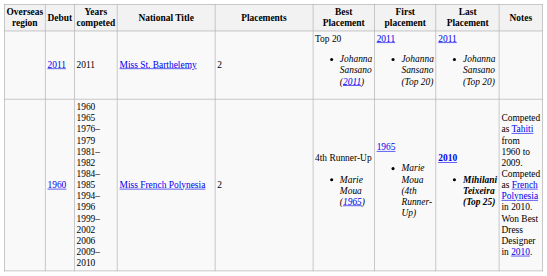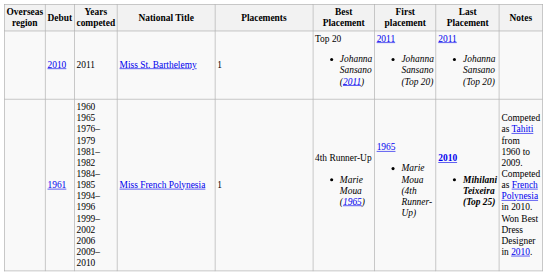(57, 65) 2011 -> (57, 65) 2010
(219, 65) 2 -> (219, 65) 1
(57, 185) 1960 -> (57, 185) 1961
(219, 185) 2 -> (219, 185) 1
